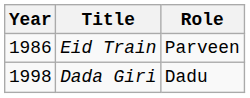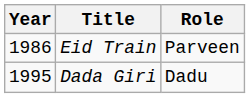(30, 77) 1998 -> (30, 77) 1995
